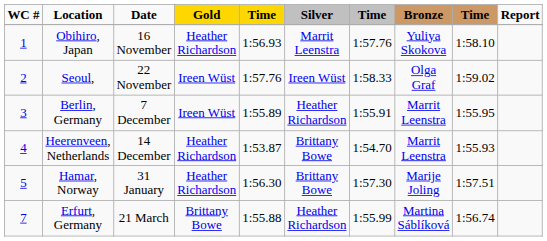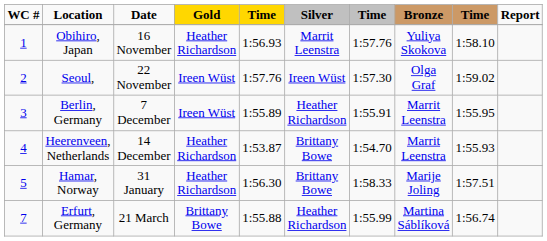(372, 77) 1:58.33 -> (372, 77) 1:57.30
(372, 183) 1:57.30 -> (372, 183) 1:58.33
